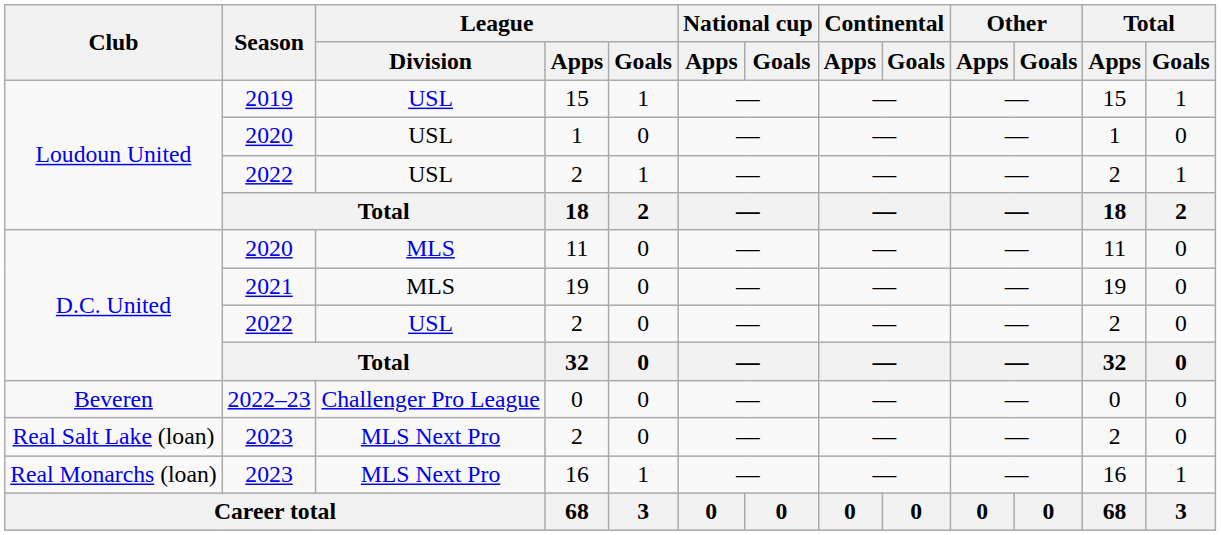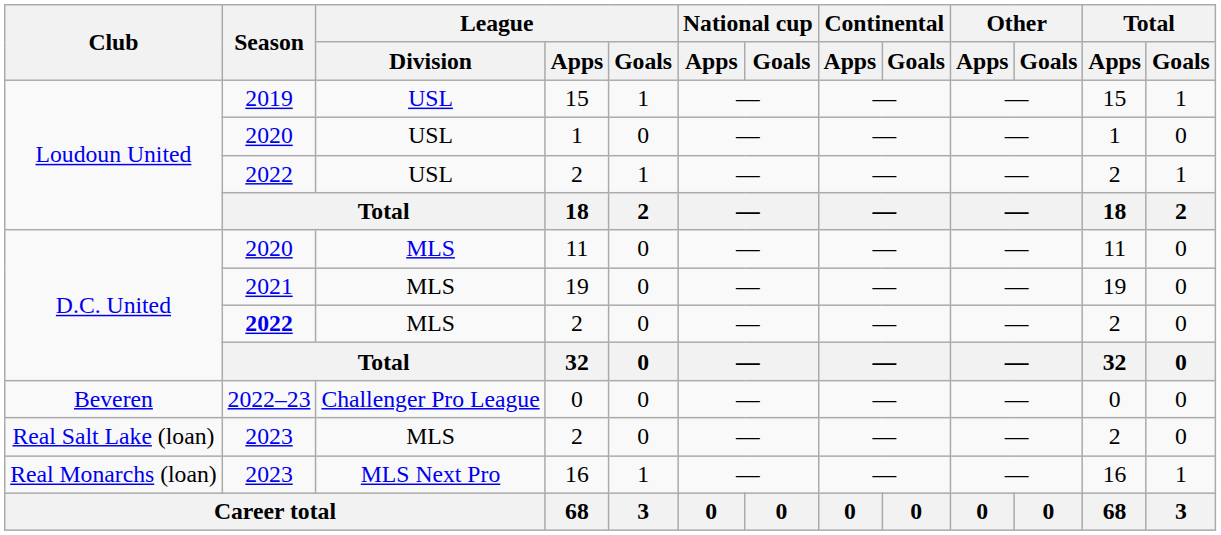(269, 323) normal -> (269, 323) bold
(431, 323) USL -> (431, 323) MLS
(431, 436) MLS Next Pro -> (431, 436) MLS
